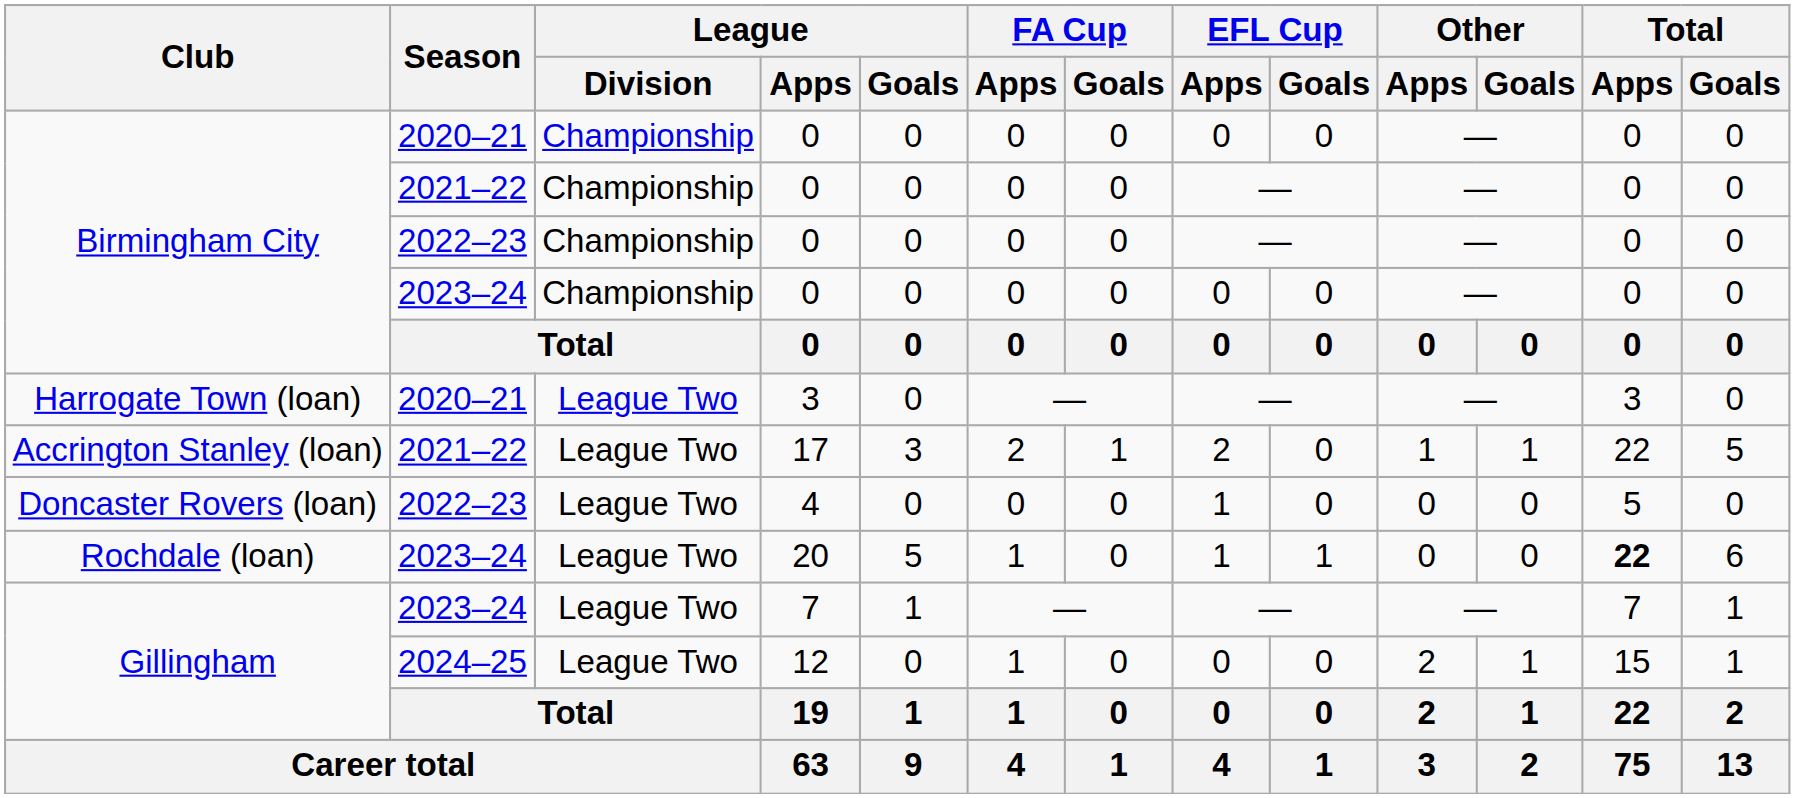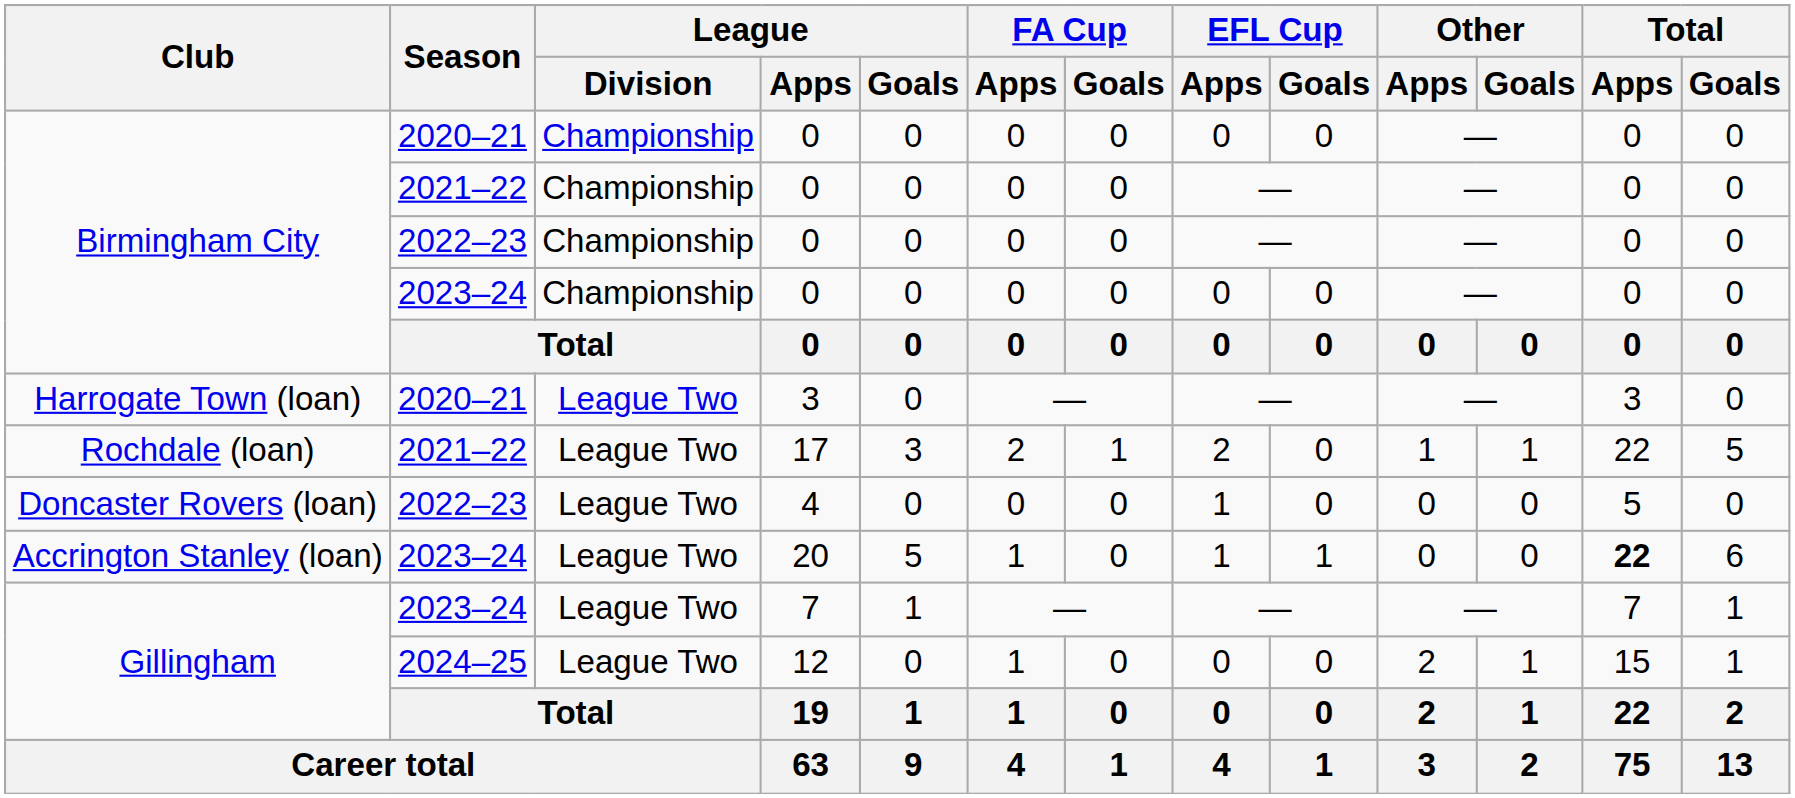(198, 450) Accrington Stanley (loan) -> (198, 450) Rochdale (loan)
(198, 556) Rochdale (loan) -> (198, 556) Accrington Stanley (loan)
